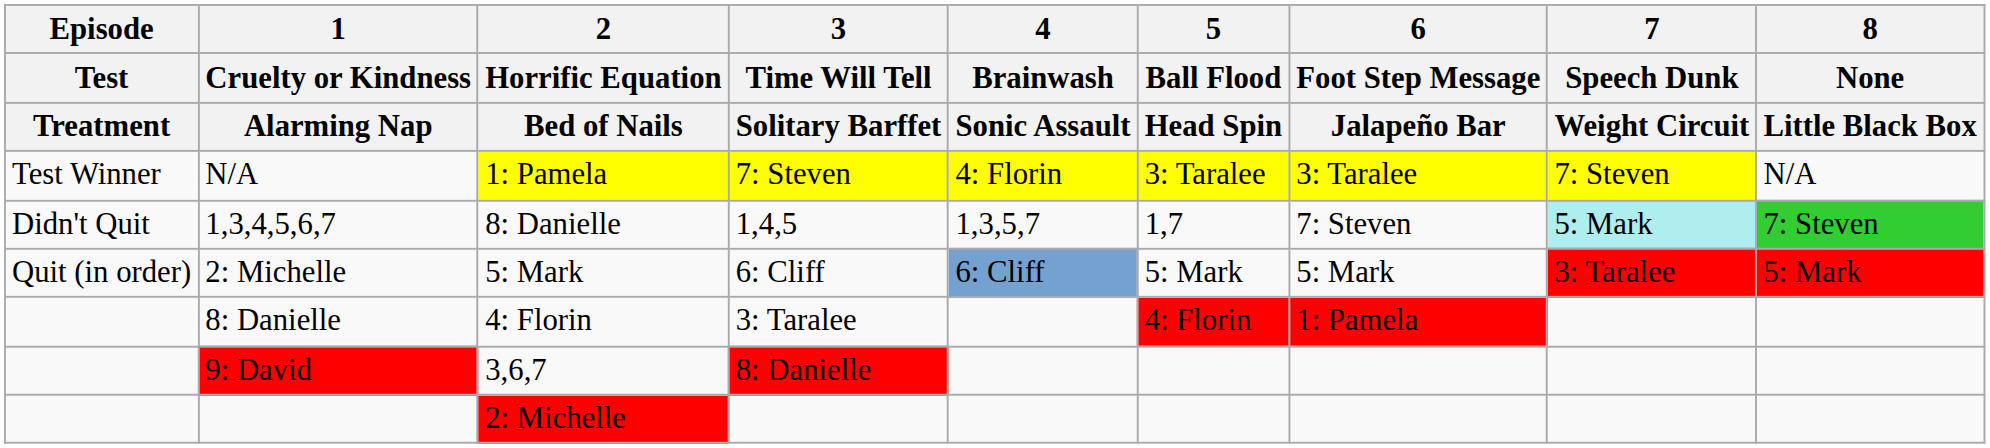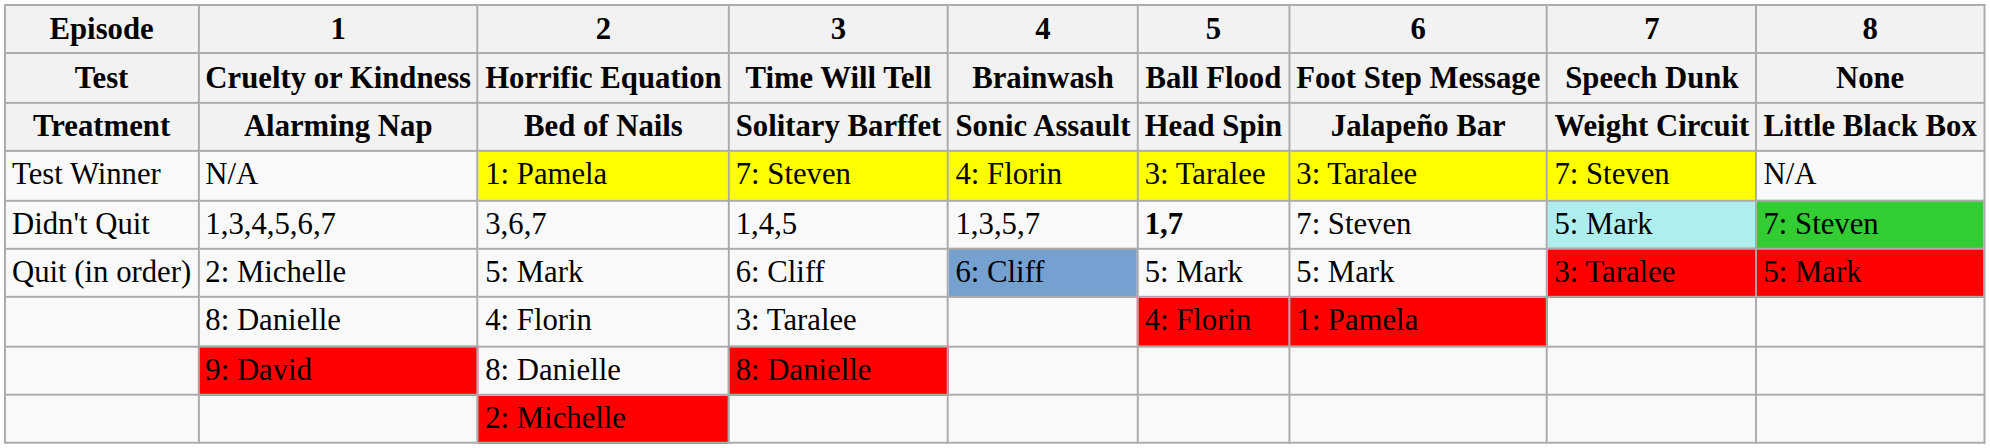(553, 223) 8: Danielle -> (516, 223) 3,6,7
(1164, 223) normal -> (1164, 223) bold
(516, 369) 3,6,7 -> (553, 369) 8: Danielle
